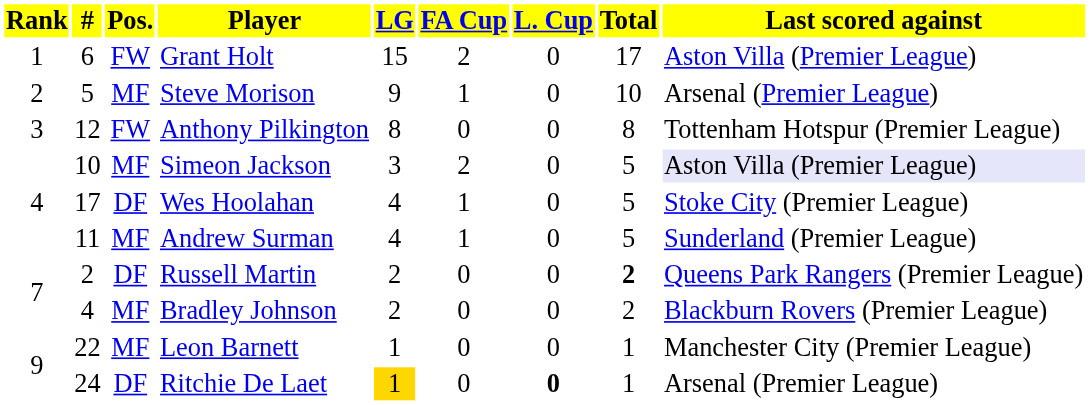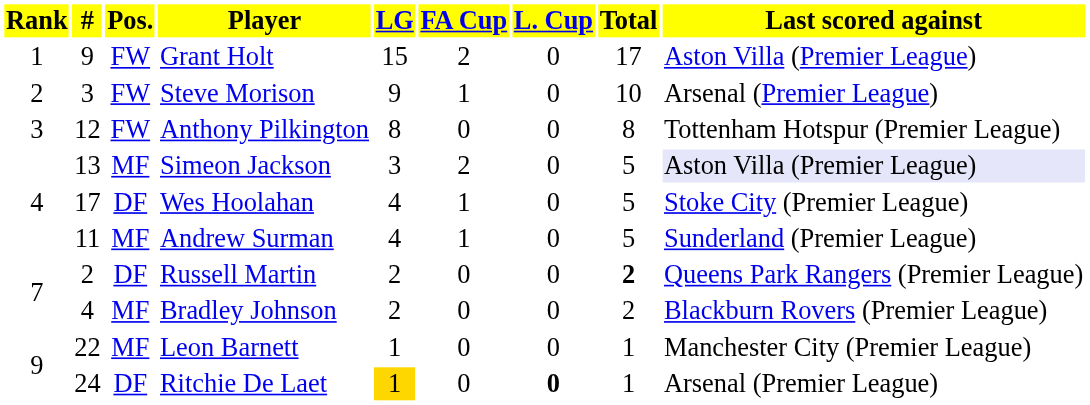(87, 56) 6 -> (87, 56) 9
(87, 93) 5 -> (87, 93) 3
(130, 93) MF -> (130, 93) FW
(87, 165) 10 -> (87, 165) 13
